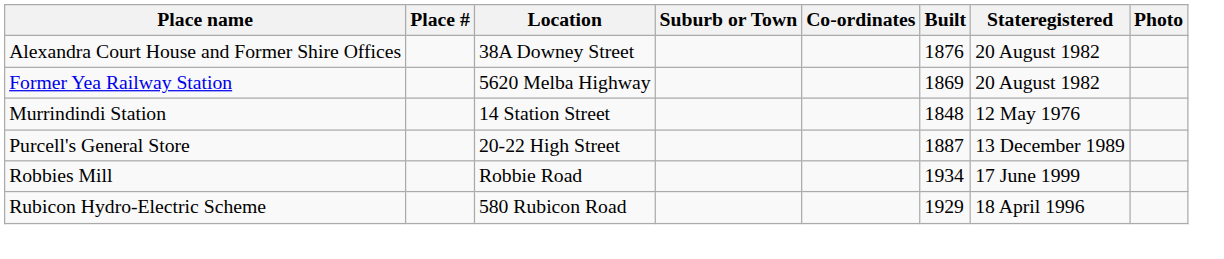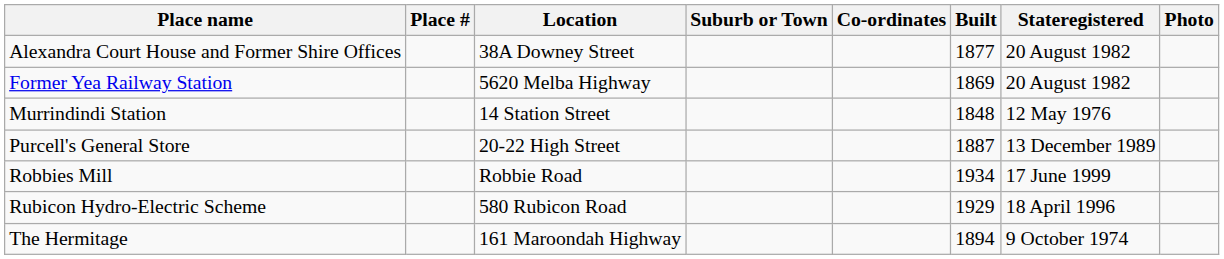(944, 51) 1876 -> (975, 51) 1877
+ row: (68, 238)
